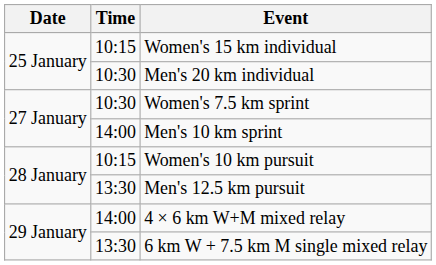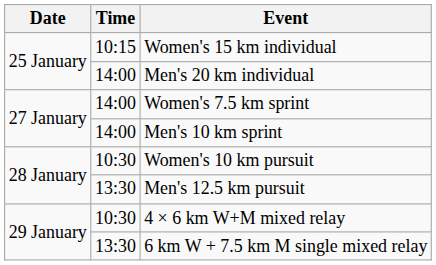(116, 75) 10:30 -> (116, 75) 14:00
(116, 103) 10:30 -> (116, 103) 14:00
(116, 160) 10:15 -> (116, 160) 10:30
(116, 217) 14:00 -> (116, 217) 10:30
